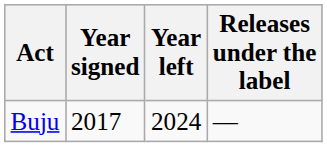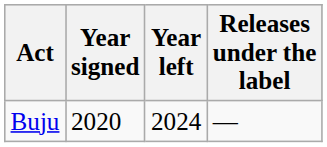(96, 120) 2017 -> (96, 120) 2020
